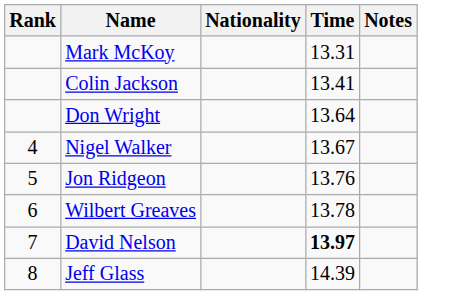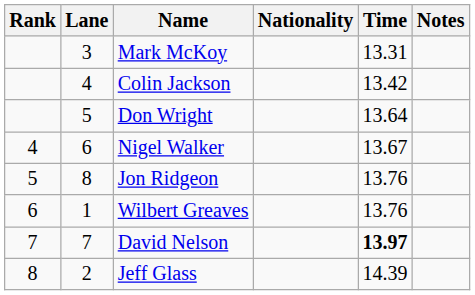+ column: (87, 20)
(332, 83) 13.41 -> (385, 83) 13.42
(332, 210) 13.78 -> (385, 210) 13.76
